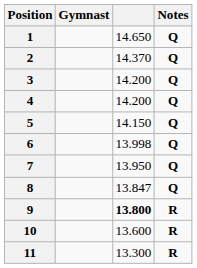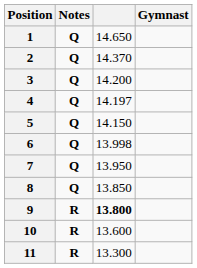columns swapped: (84, 15) <-> (173, 15)
(133, 101) 14.200 -> (114, 101) 14.197
(133, 187) 13.847 -> (114, 187) 13.850
